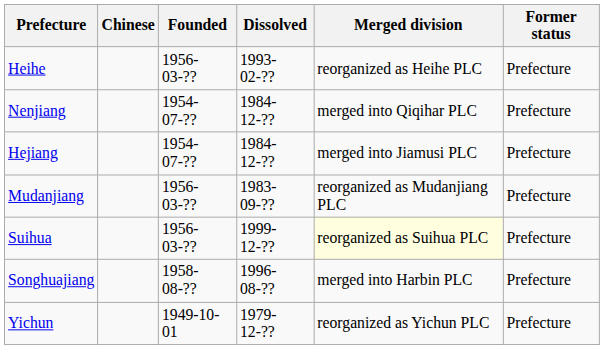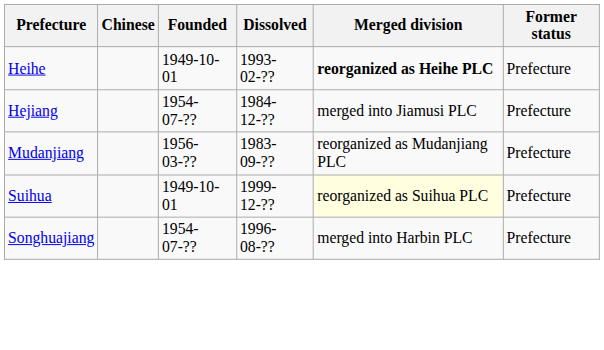(180, 68) 1956-03-?? -> (191, 68) 1949-10-01
(400, 68) normal -> (405, 68) bold
- row: (37, 110)
(180, 238) 1956-03-?? -> (191, 195) 1949-10-01
(180, 280) 1958-08-?? -> (180, 238) 1954-07-??
- row: (31, 323)
